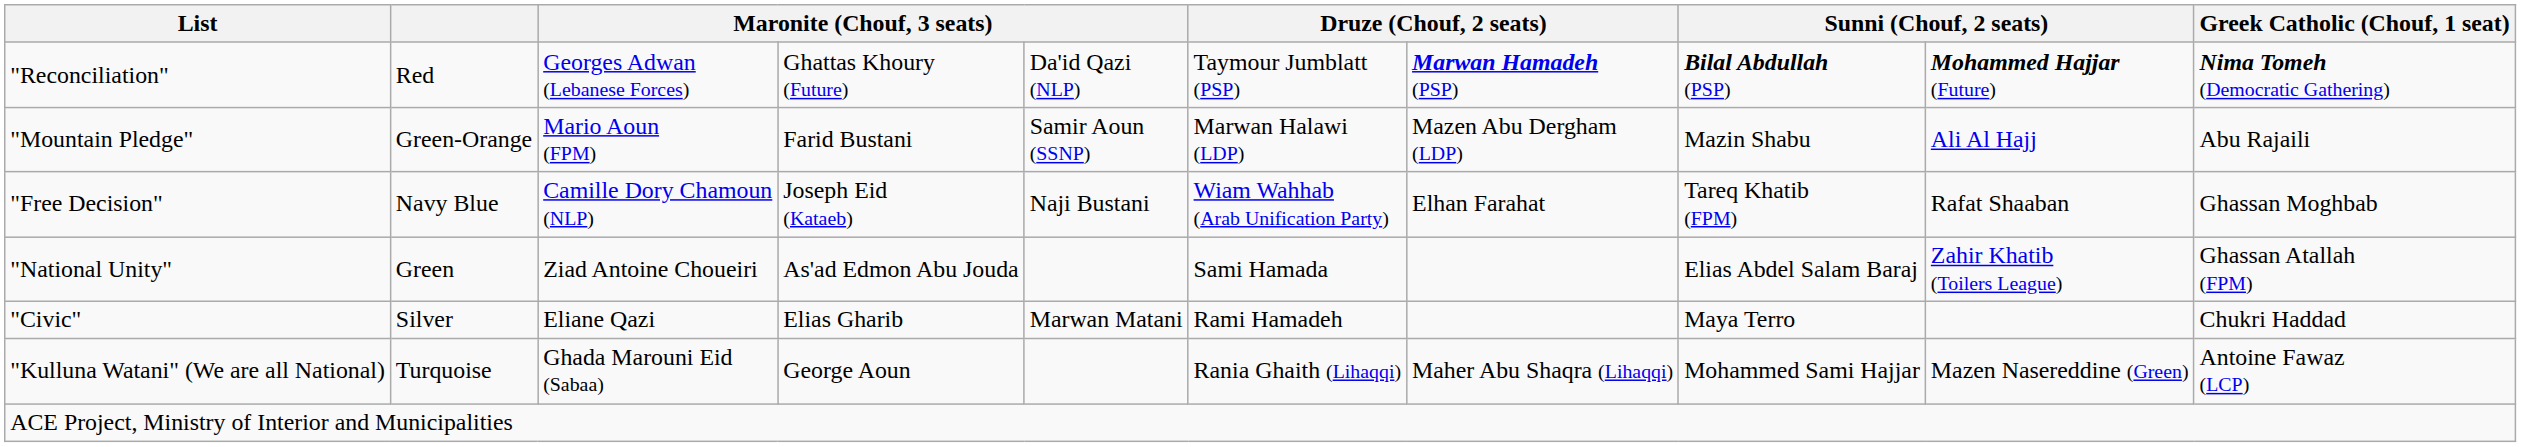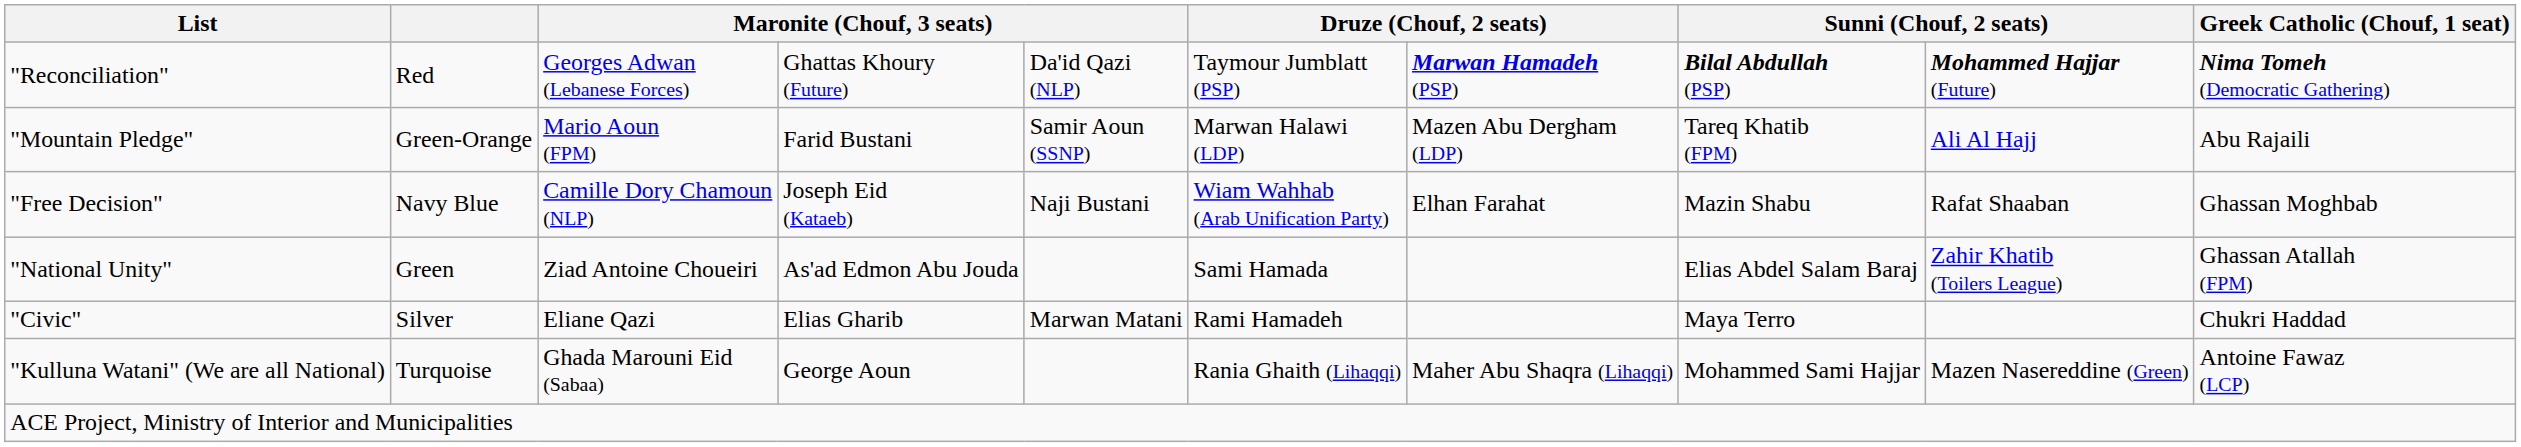(1747, 139) Mazin Shabu -> (1747, 139) Tareq Khatib (FPM)
(1747, 203) Tareq Khatib (FPM) -> (1747, 203) Mazin Shabu
